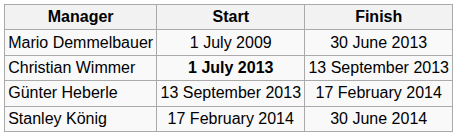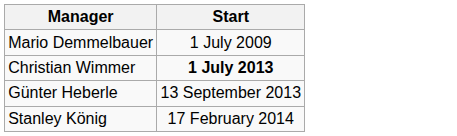- column: (379, 17)
